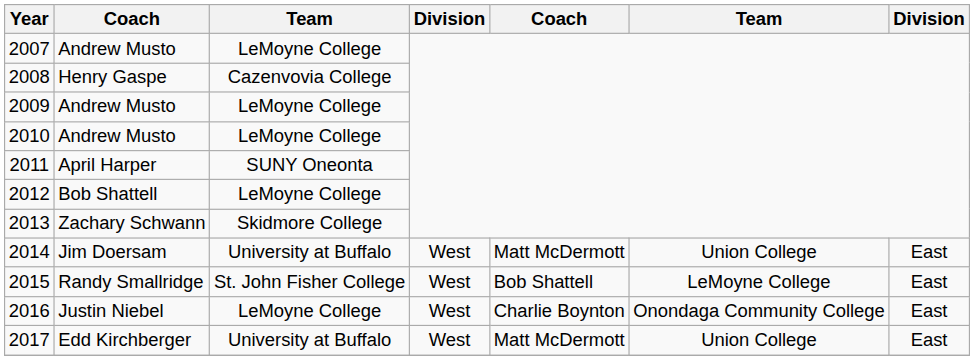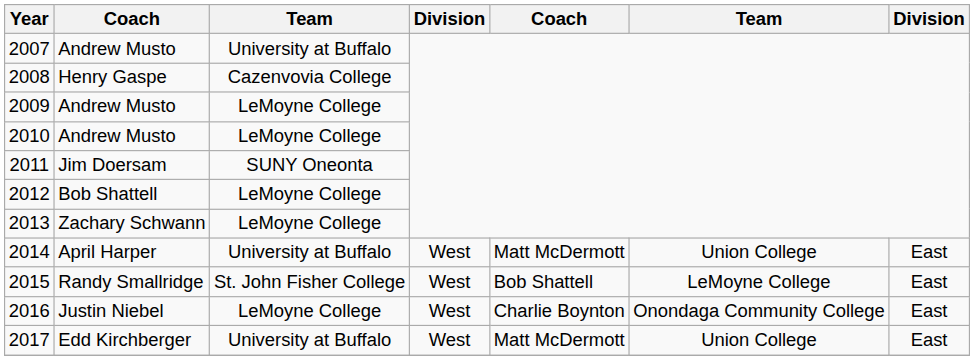(310, 48) LeMoyne College -> (310, 48) University at Buffalo
(107, 164) April Harper -> (112, 164) Jim Doersam
(310, 223) Skidmore College -> (310, 223) LeMoyne College
(112, 252) Jim Doersam -> (107, 252) April Harper
